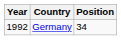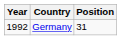(82, 27) 34 -> (82, 27) 31
